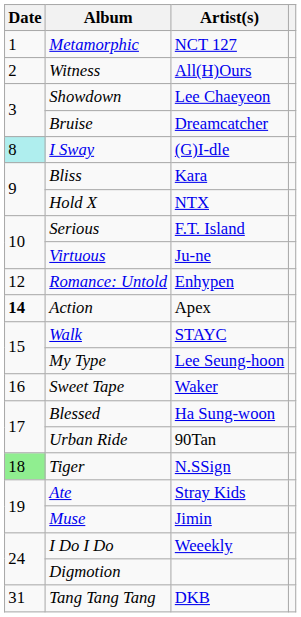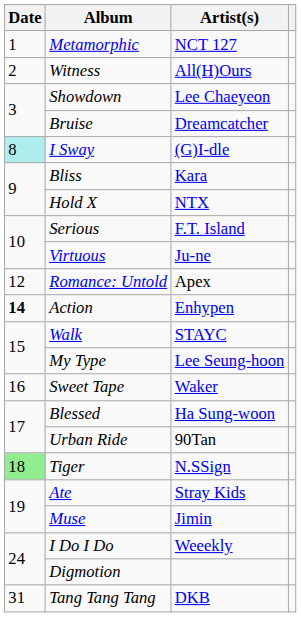(204, 281) Enhypen -> (193, 281) Apex
(193, 307) Apex -> (204, 307) Enhypen
